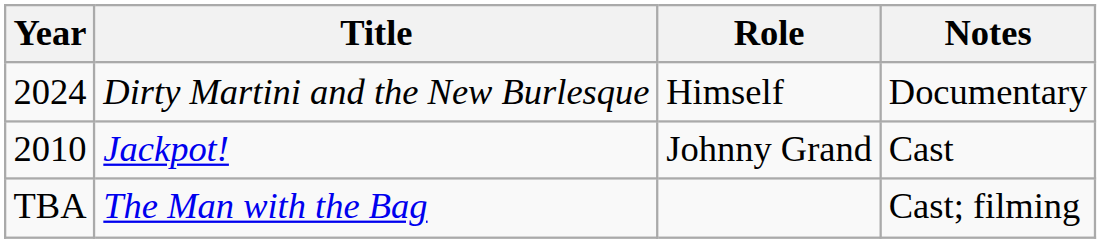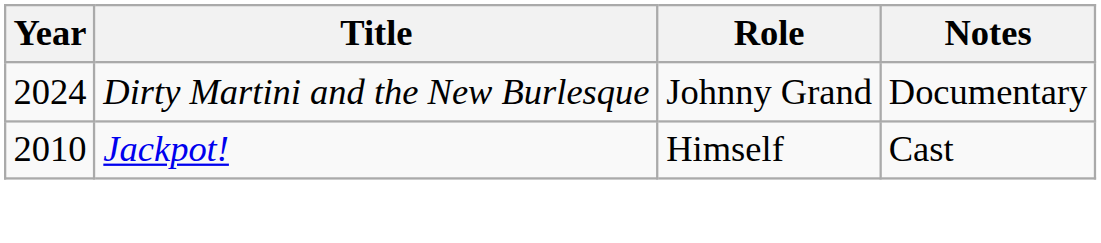(725, 91) Himself -> (769, 91) Johnny Grand
(769, 149) Johnny Grand -> (725, 149) Himself
- row: (265, 206)
